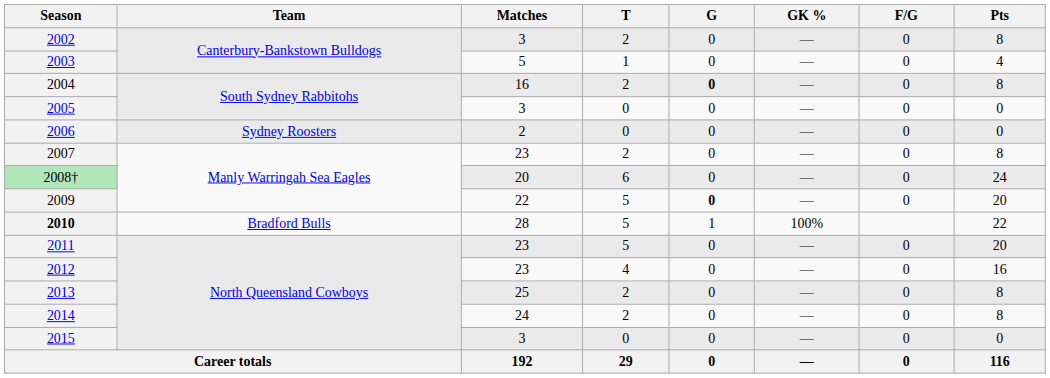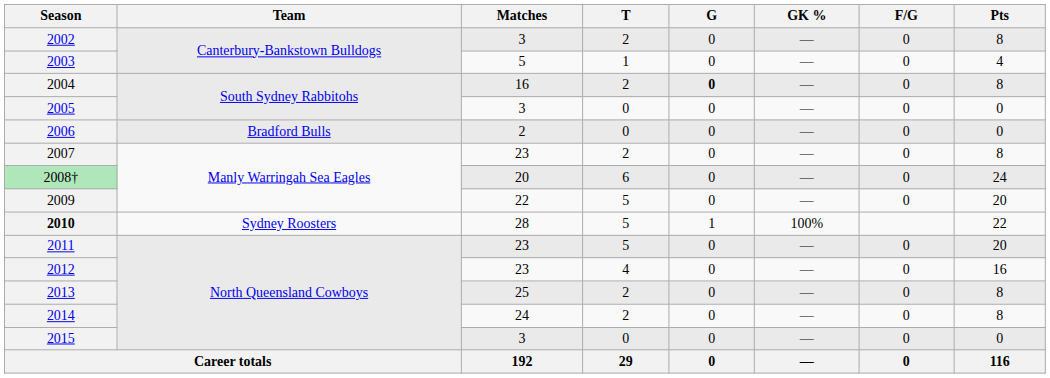(289, 131) Sydney Roosters -> (289, 131) Bradford Bulls
(712, 200) bold -> (712, 200) normal
(289, 223) Bradford Bulls -> (289, 223) Sydney Roosters
